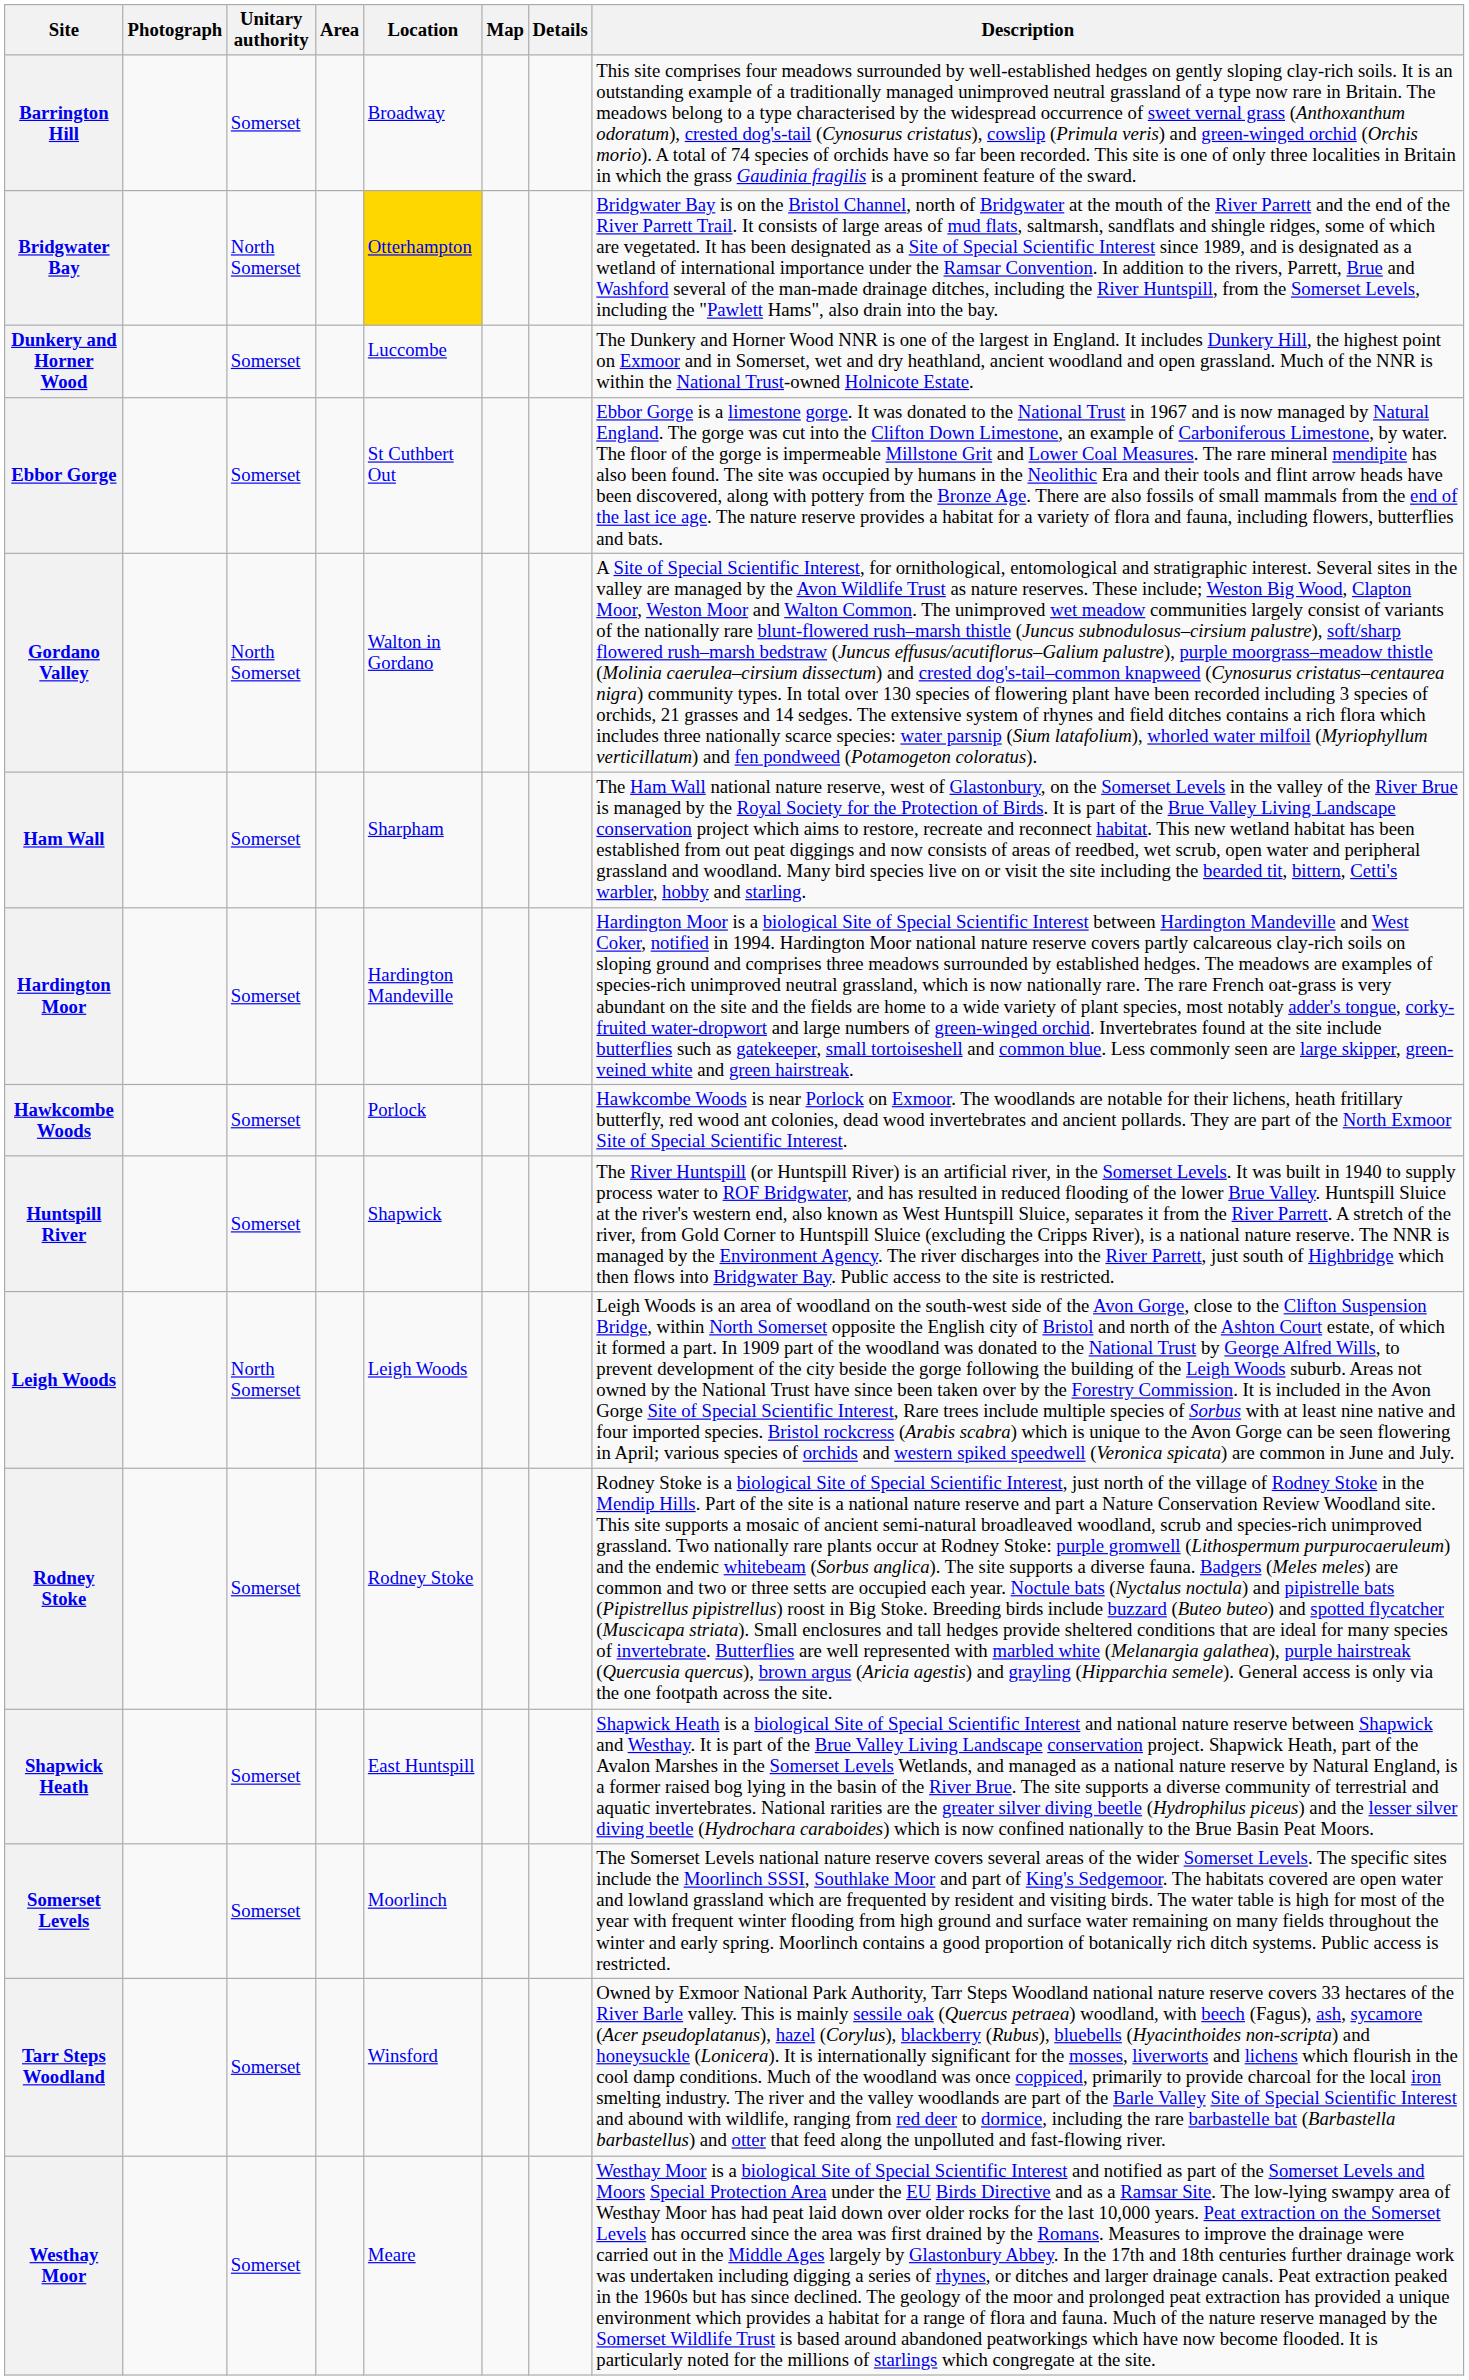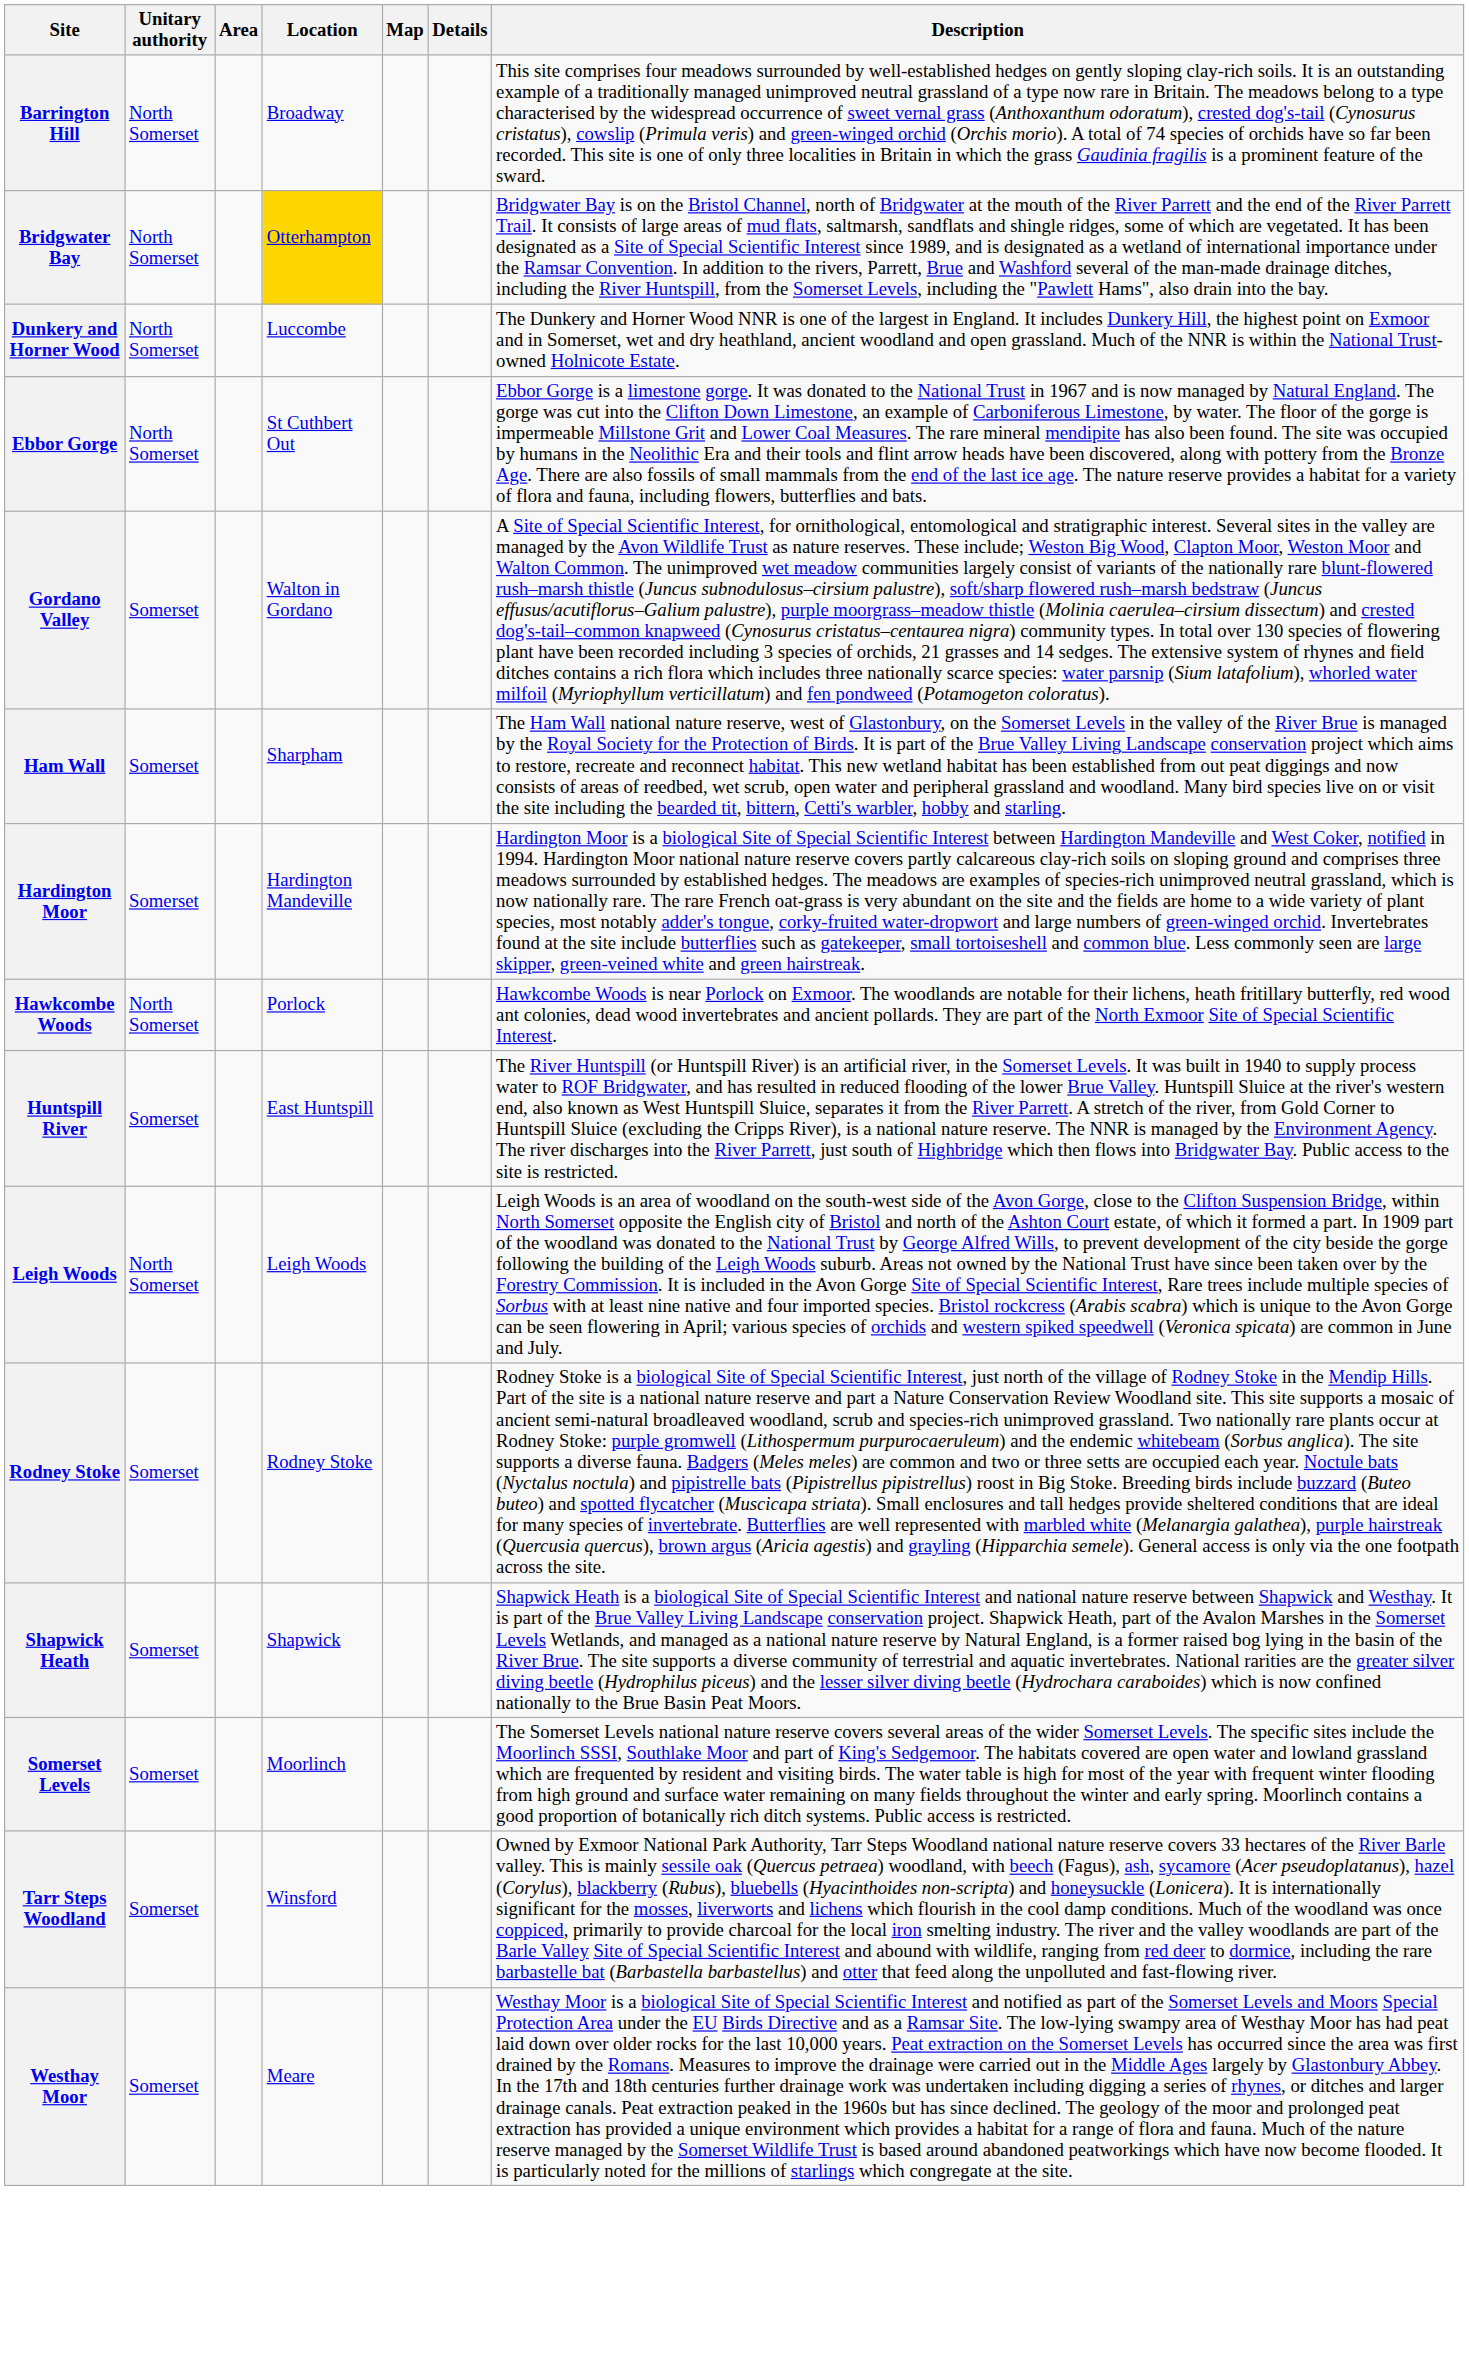- column: (175, 29)
(266, 122) Somerset -> (164, 122) North Somerset
(266, 361) Somerset -> (164, 340) North Somerset
(266, 475) Somerset -> (164, 443) North Somerset
(266, 662) North Somerset -> (164, 610) Somerset
(266, 1120) Somerset -> (164, 1015) North Somerset
(405, 1213) Shapwick -> (320, 1107) East Huntspill
(421, 1765) East Huntspill -> (304, 1639) Shapwick
